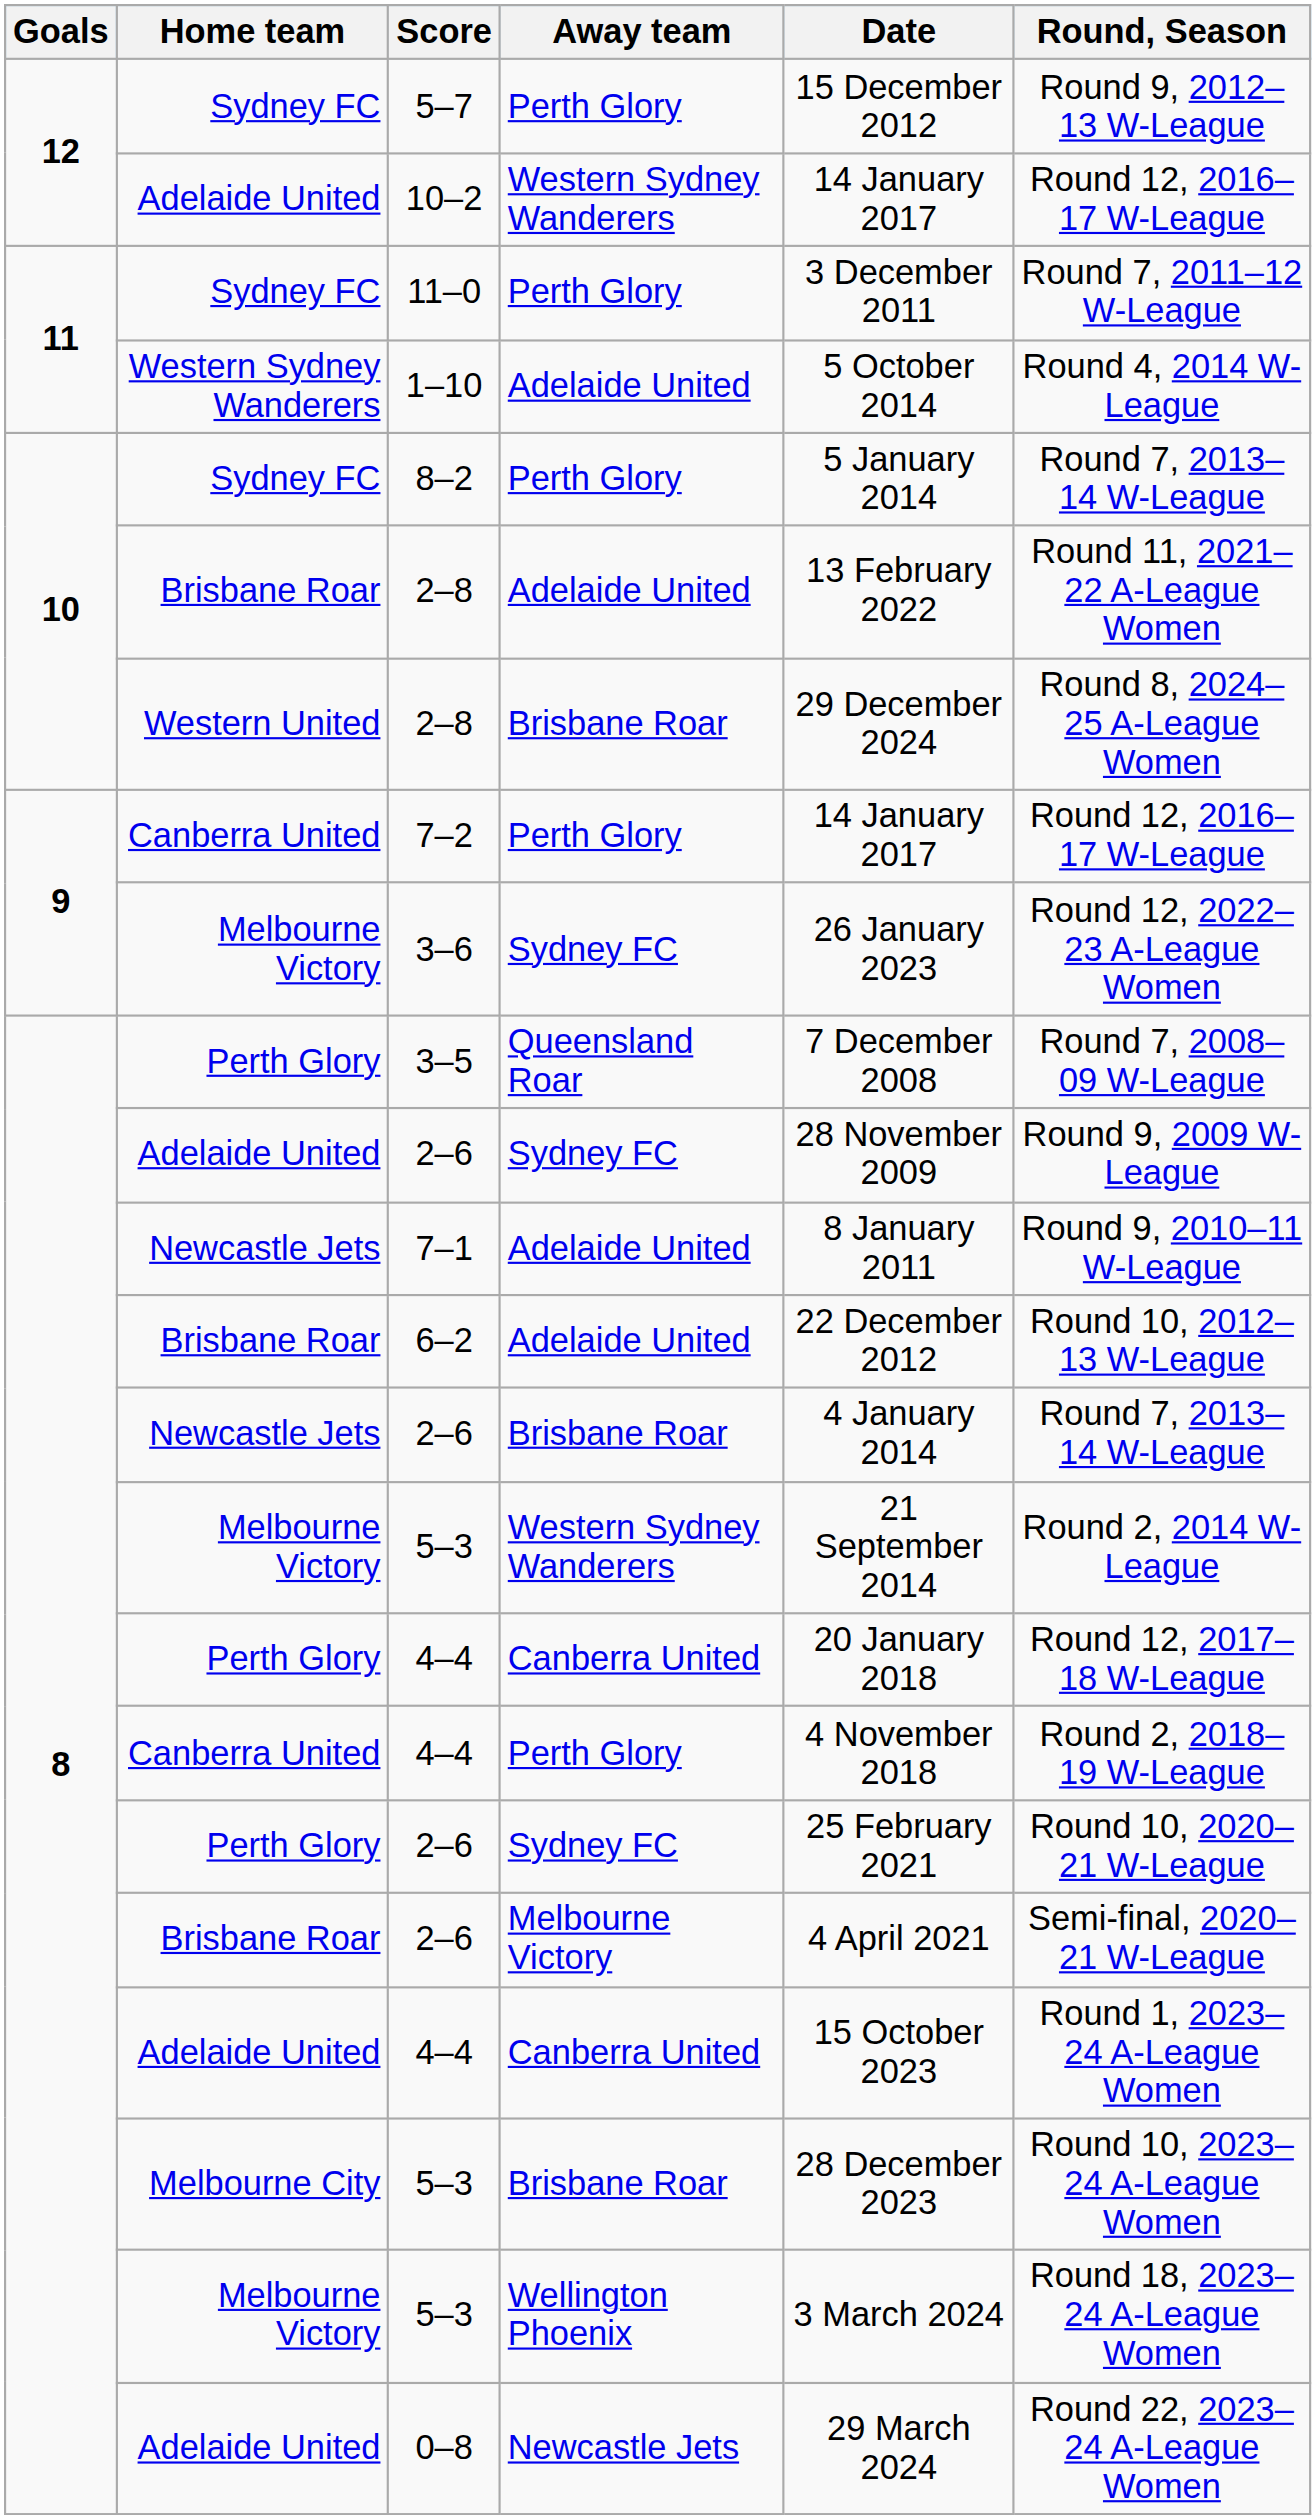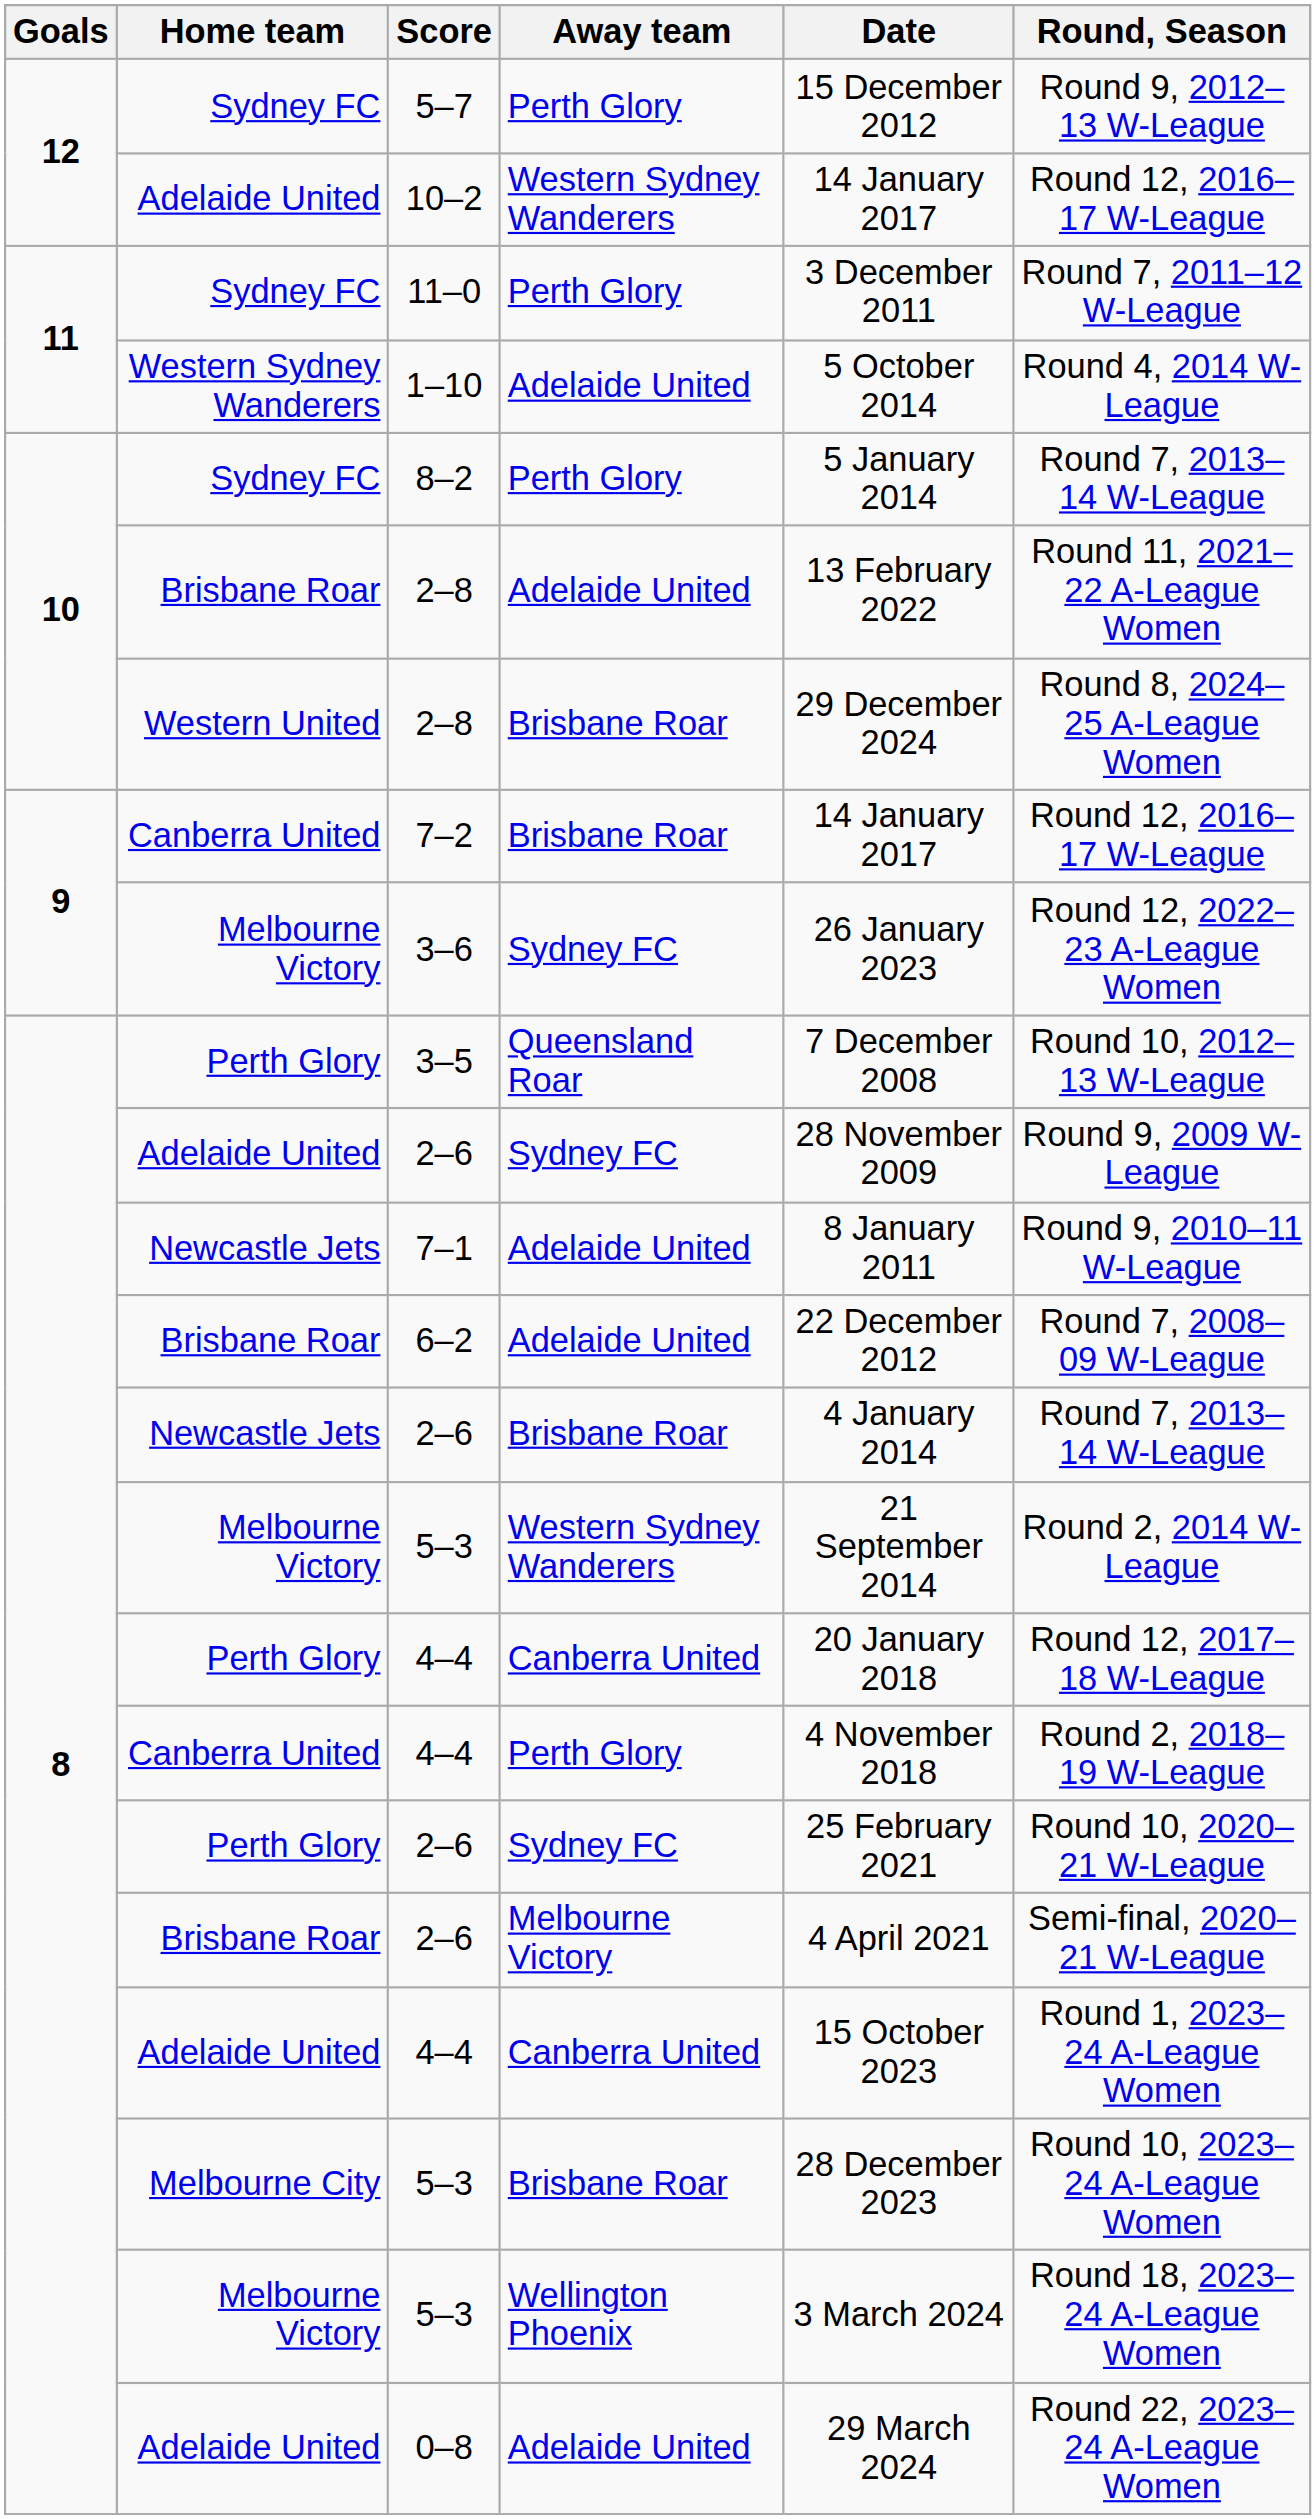(595, 835) Perth Glory -> (618, 835) Brisbane Roar
(1162, 1061) Round 7, 2008–09 W-League -> (1162, 1061) Round 10, 2012–13 W-League
(1162, 1340) Round 10, 2012–13 W-League -> (1162, 1340) Round 7, 2008–09 W-League
(623, 2447) Newcastle Jets -> (629, 2447) Adelaide United
